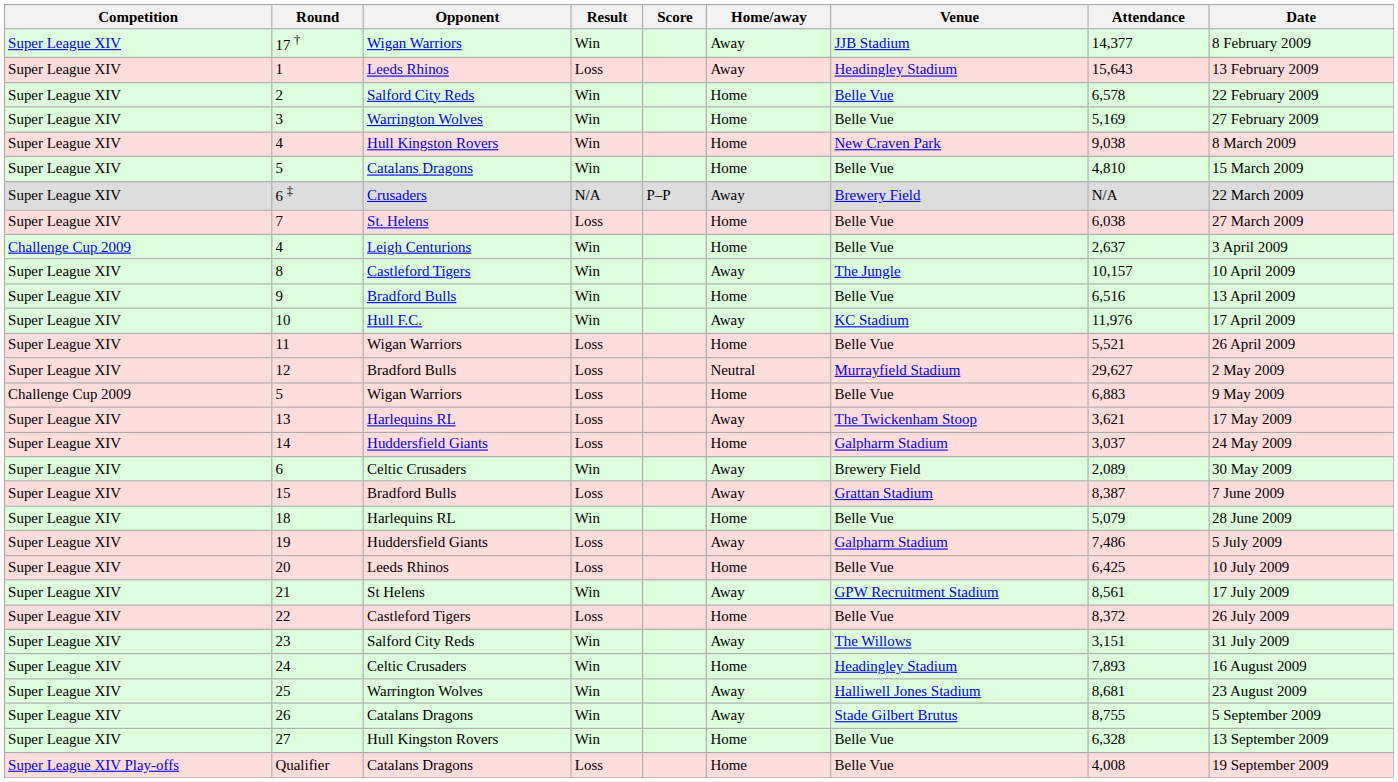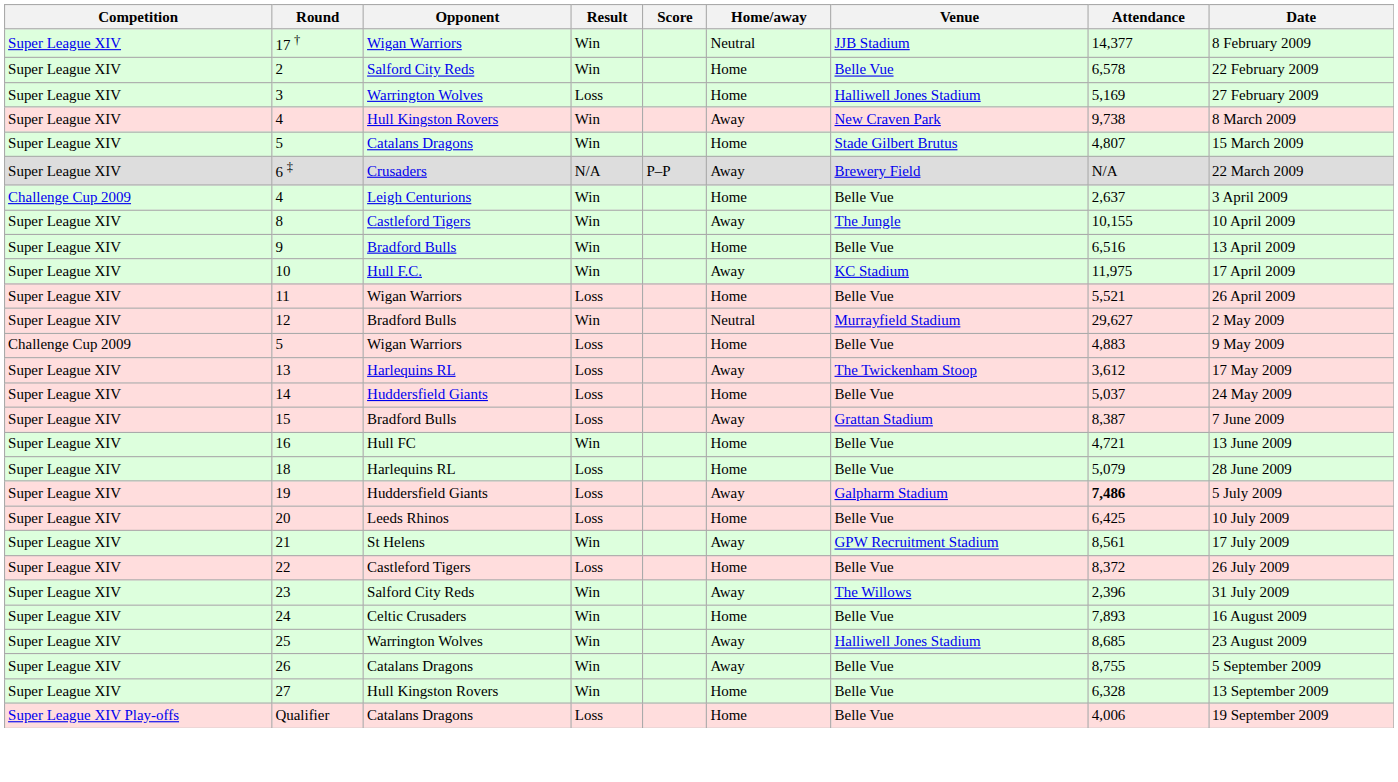(728, 43) Away -> (733, 43) Neutral
- row: (279, 69)
(587, 119) Win -> (589, 94) Loss
(864, 119) Belle Vue -> (908, 94) Halliwell Jones Stadium
(729, 143) Home -> (728, 119) Away
(1109, 143) 9,038 -> (1109, 119) 9,738
(864, 168) Belle Vue -> (896, 143) Stade Gilbert Brutus
(1109, 168) 4,810 -> (1109, 143) 4,807
- row: (279, 221)
(1112, 271) 10,157 -> (1112, 221) 10,155
(1112, 320) 11,976 -> (1112, 271) 11,975
(589, 369) Loss -> (587, 320) Win
(1109, 394) 6,883 -> (1109, 345) 4,883
(1109, 419) 3,621 -> (1109, 369) 3,612
(891, 443) Galpharm Stadium -> (864, 394) Belle Vue
(1109, 443) 3,037 -> (1109, 394) 5,037
- row: (279, 468)
+ row: (283, 443)
(587, 517) Win -> (589, 468) Loss
(1109, 542) normal -> (1109, 493) bold
(1109, 641) 3,151 -> (1109, 591) 2,396
(896, 665) Headingley Stadium -> (864, 616) Belle Vue
(1109, 690) 8,681 -> (1109, 641) 8,685
(896, 715) Stade Gilbert Brutus -> (864, 665) Belle Vue
(1109, 764) 4,008 -> (1109, 715) 4,006
